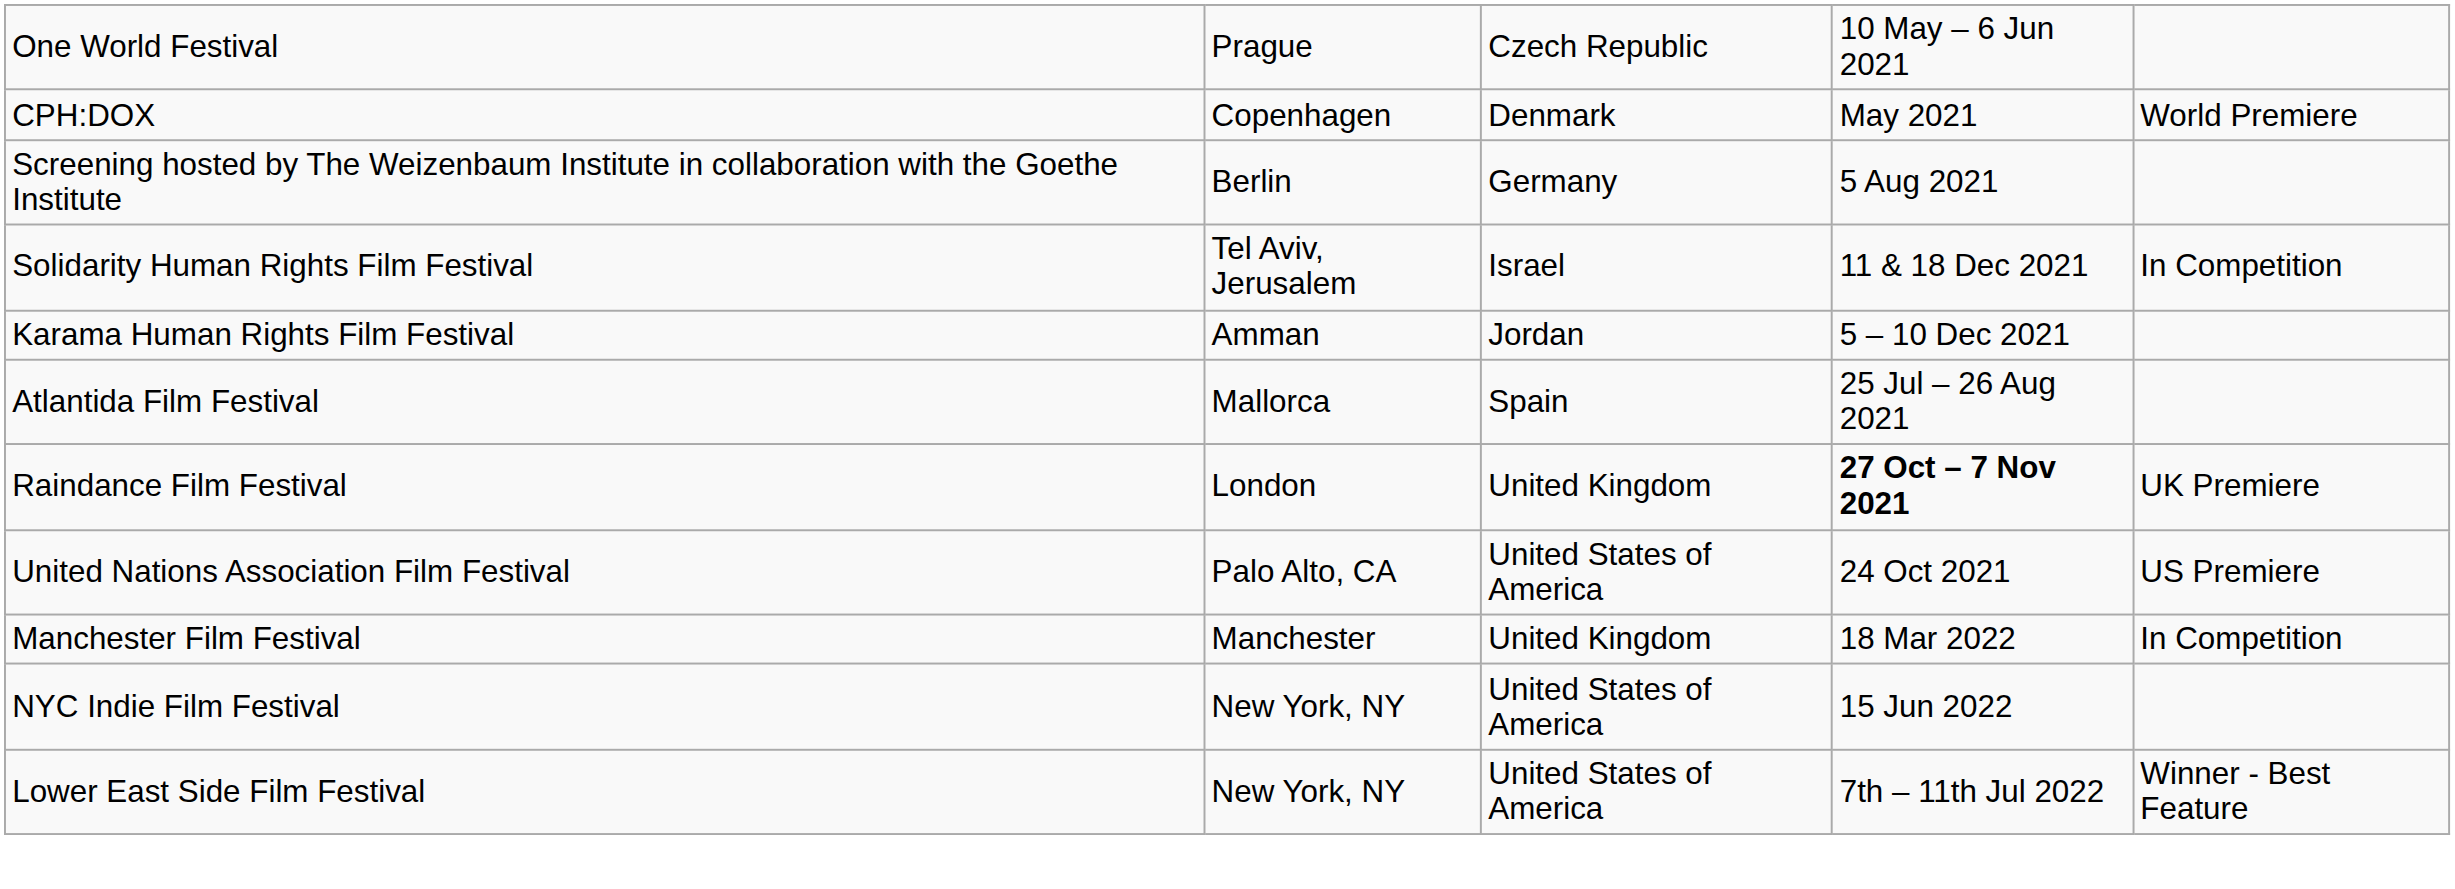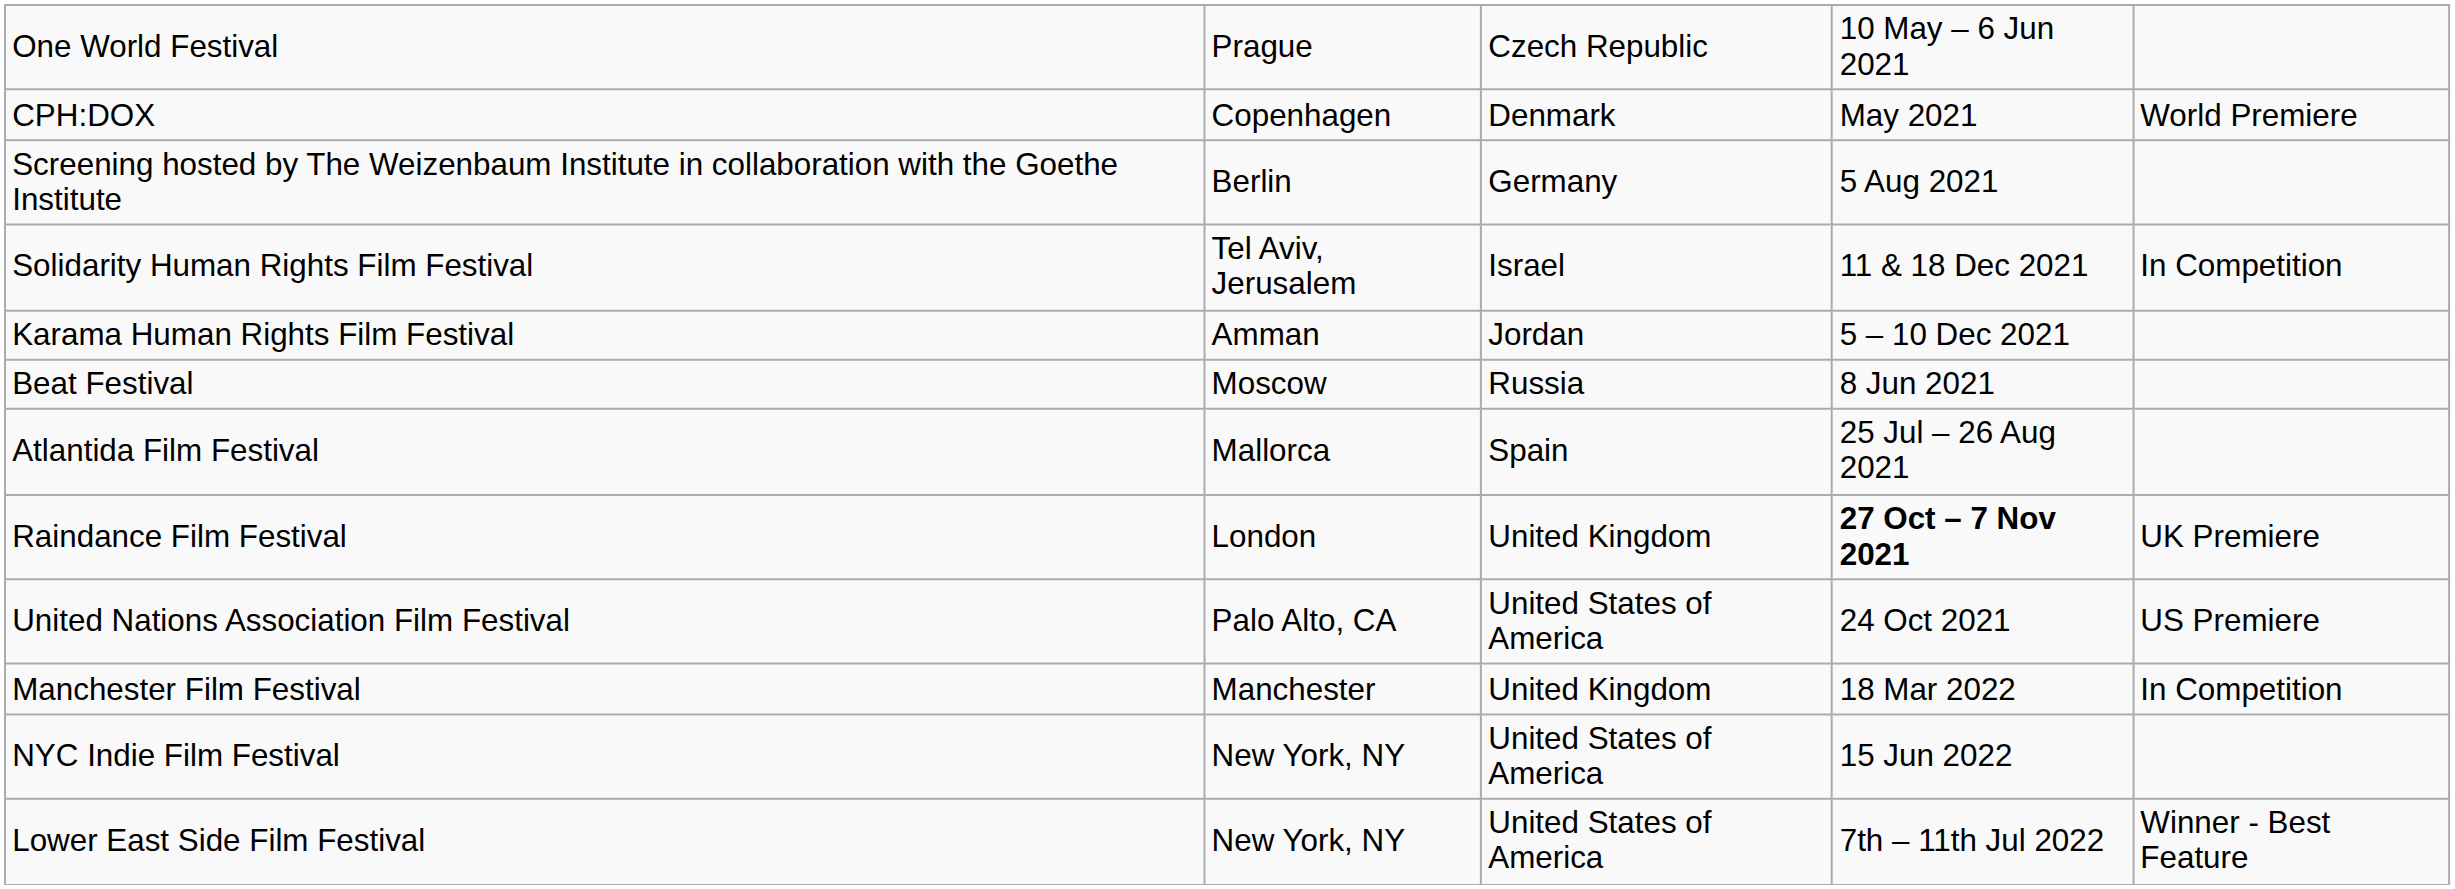+ row: (103, 383)
